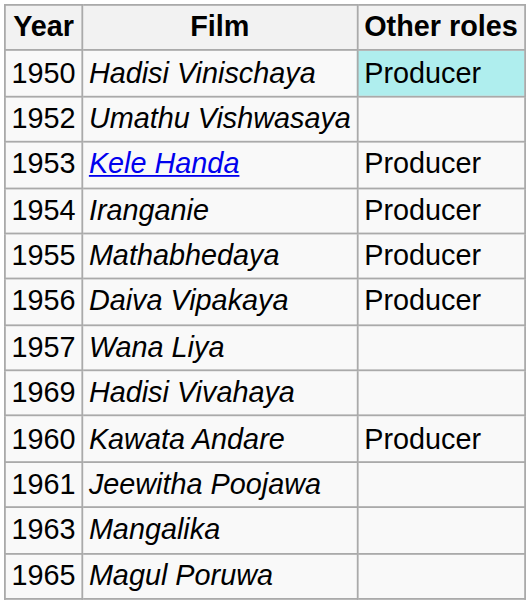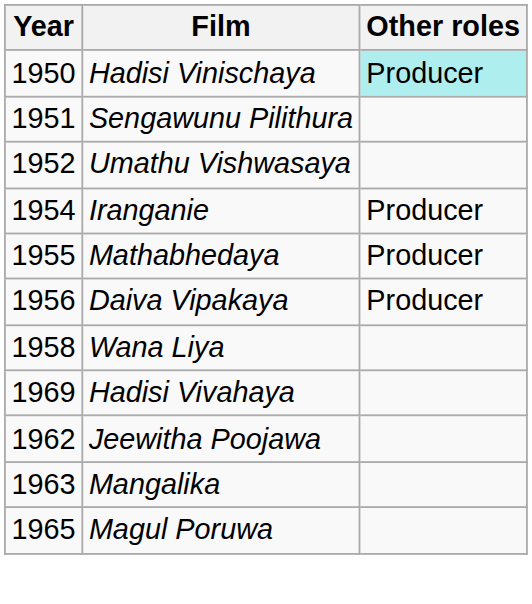+ row: (221, 118)
- row: (164, 164)
(44, 347) 1957 -> (44, 347) 1958
- row: (187, 438)
(44, 484) 1961 -> (44, 438) 1962
